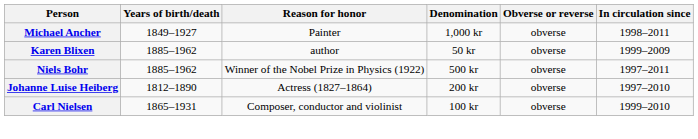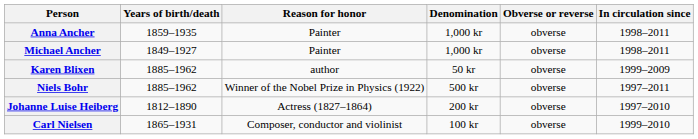+ row: (63, 32)
